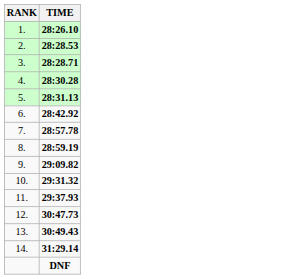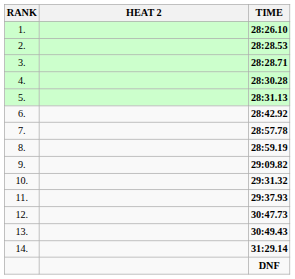+ column: (144, 13)
